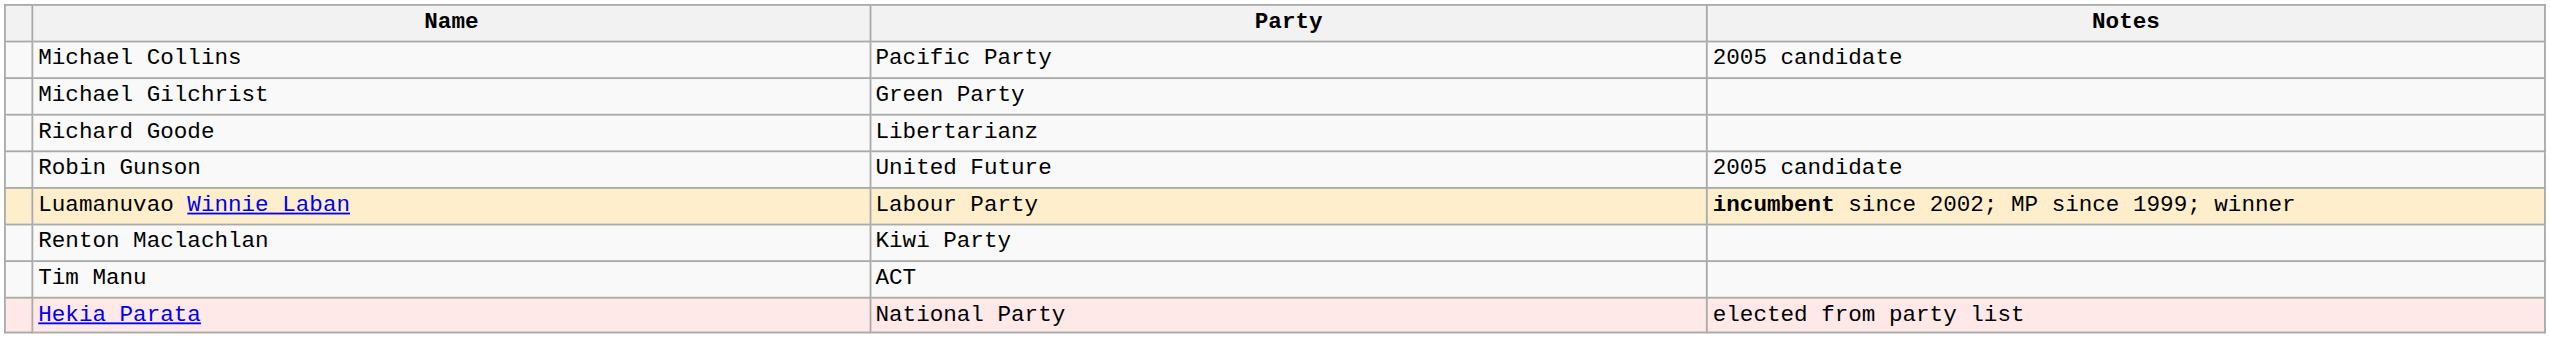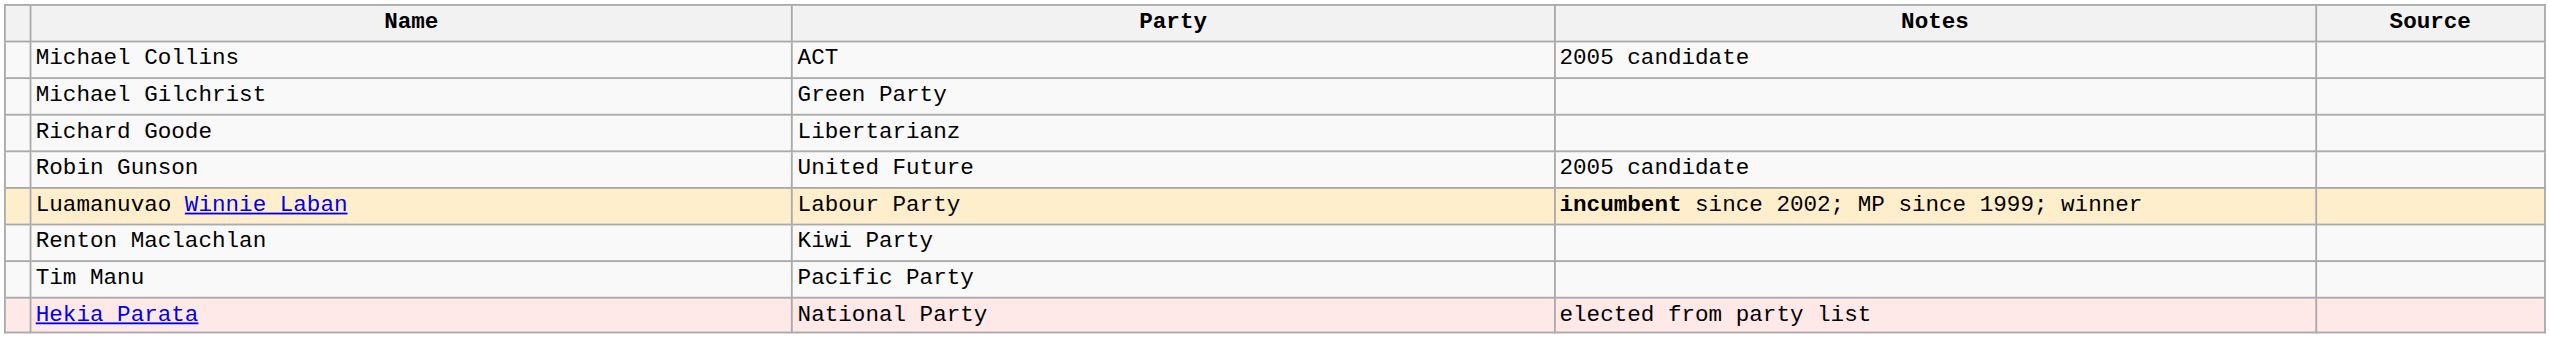+ column: (2430, 24)
(964, 60) Pacific Party -> (818, 60) ACT
(896, 279) ACT -> (886, 279) Pacific Party
